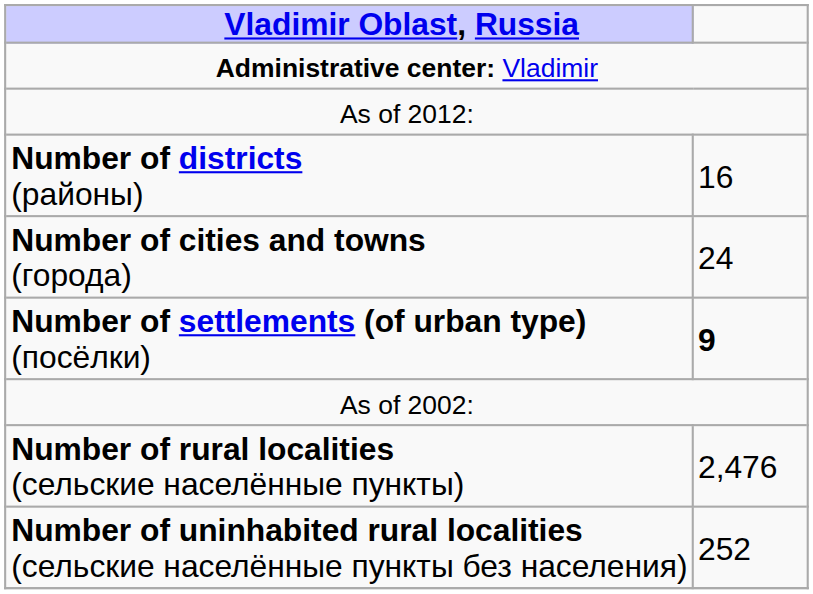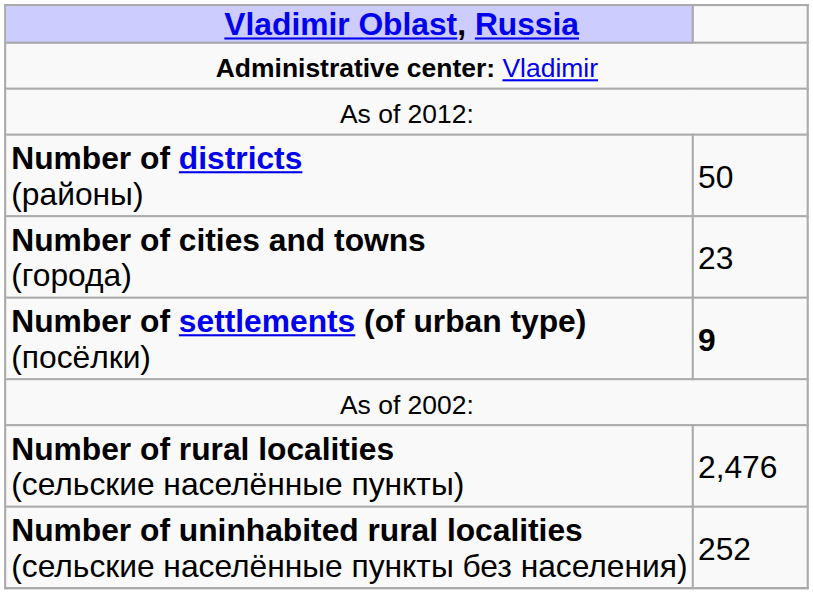(716, 175) 16 -> (716, 175) 50
(716, 257) 24 -> (716, 257) 23
